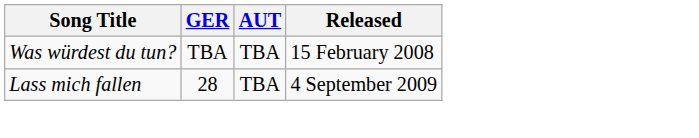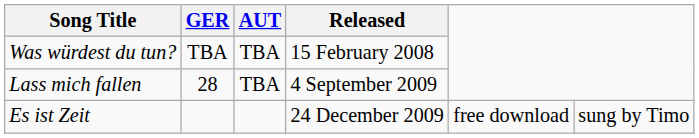+ row: (50, 116)
